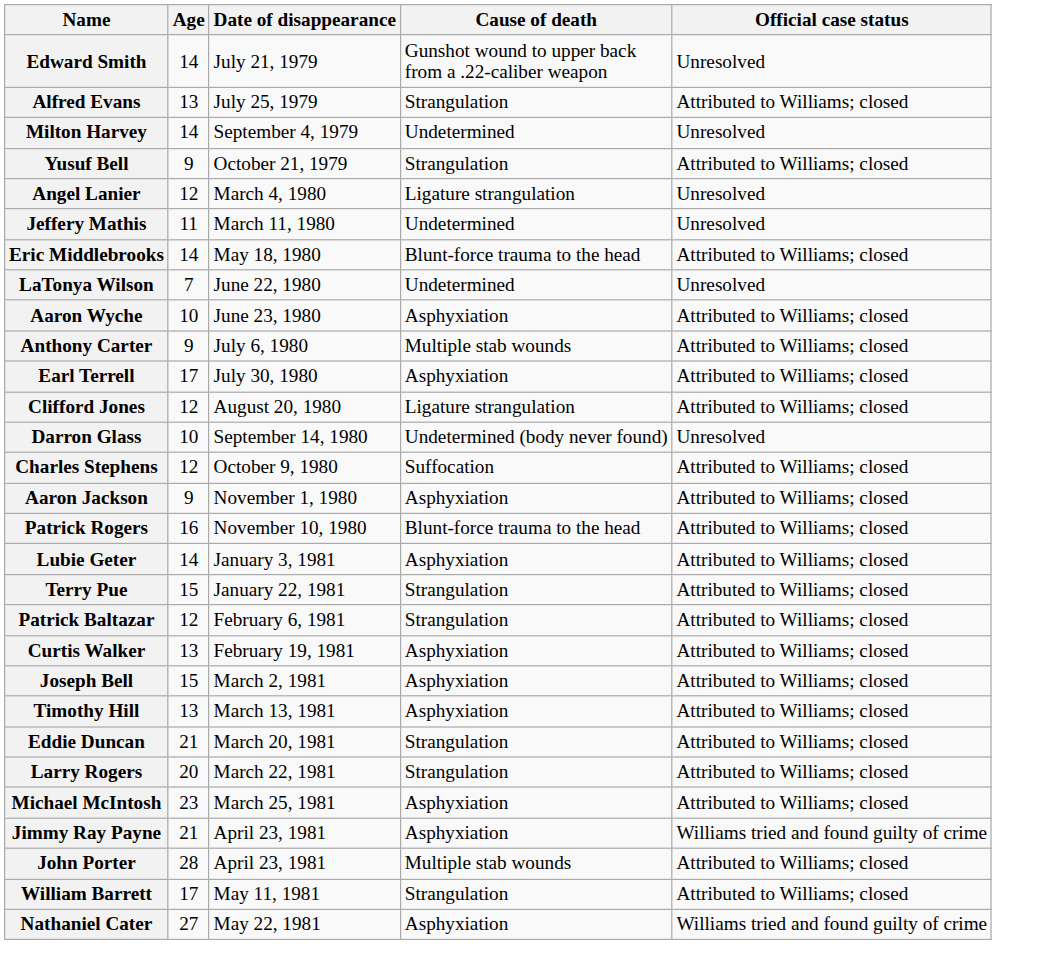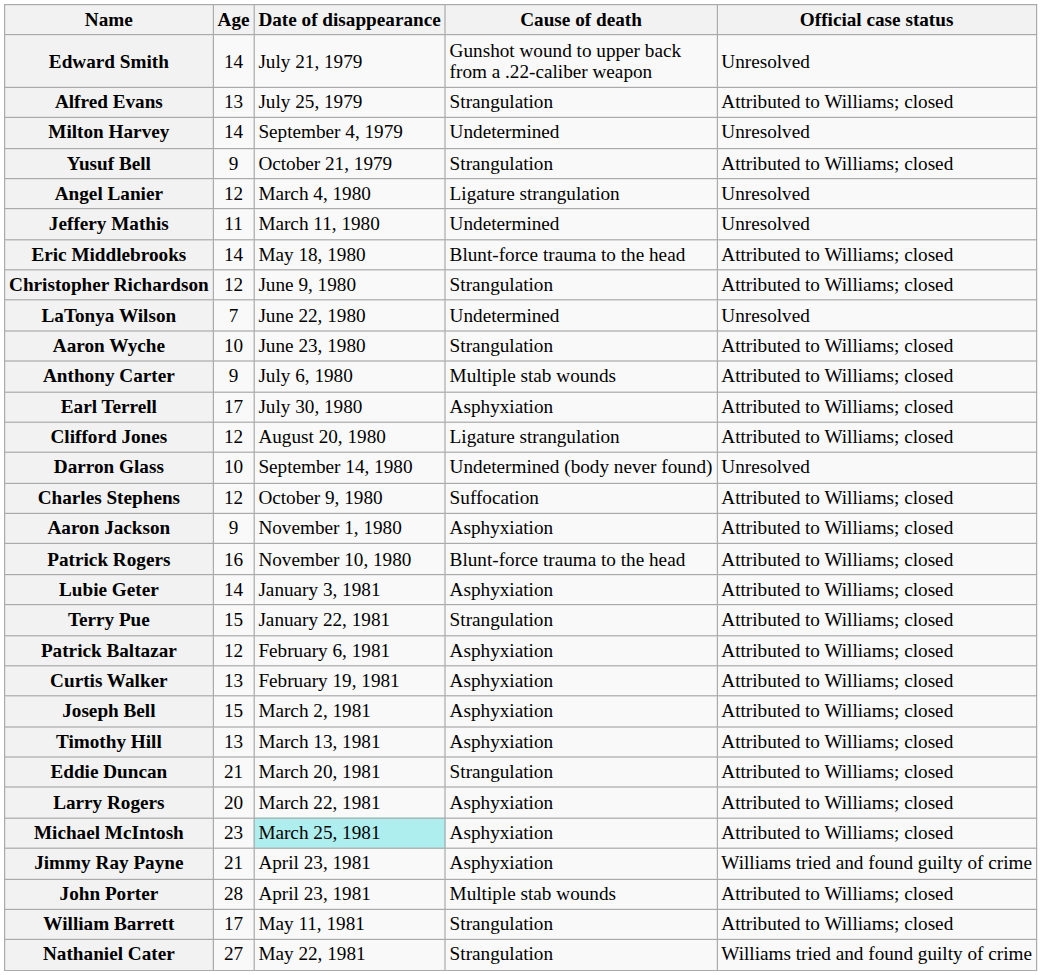+ row: (109, 284)
(457, 315) Asphyxiation -> (501, 345) Strangulation
(457, 619) Strangulation -> (501, 650) Asphyxiation
(457, 772) Strangulation -> (501, 802) Asphyxiation
(275, 802) no background -> (319, 833) paleturquoise background
(457, 924) Asphyxiation -> (501, 954) Strangulation
